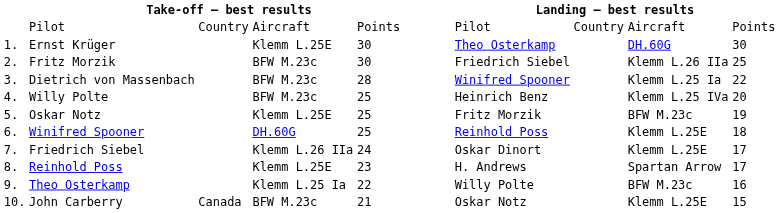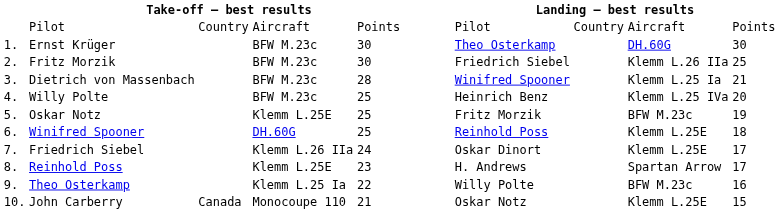(292, 45) Klemm L.25E -> (285, 45) BFW M.23c
(739, 80) 22 -> (739, 80) 21
(285, 202) BFW M.23c -> (299, 202) Monocoupe 110
